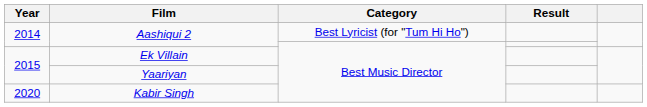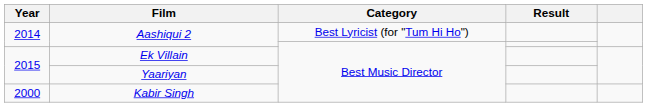(27, 93) 2020 -> (27, 93) 2000
